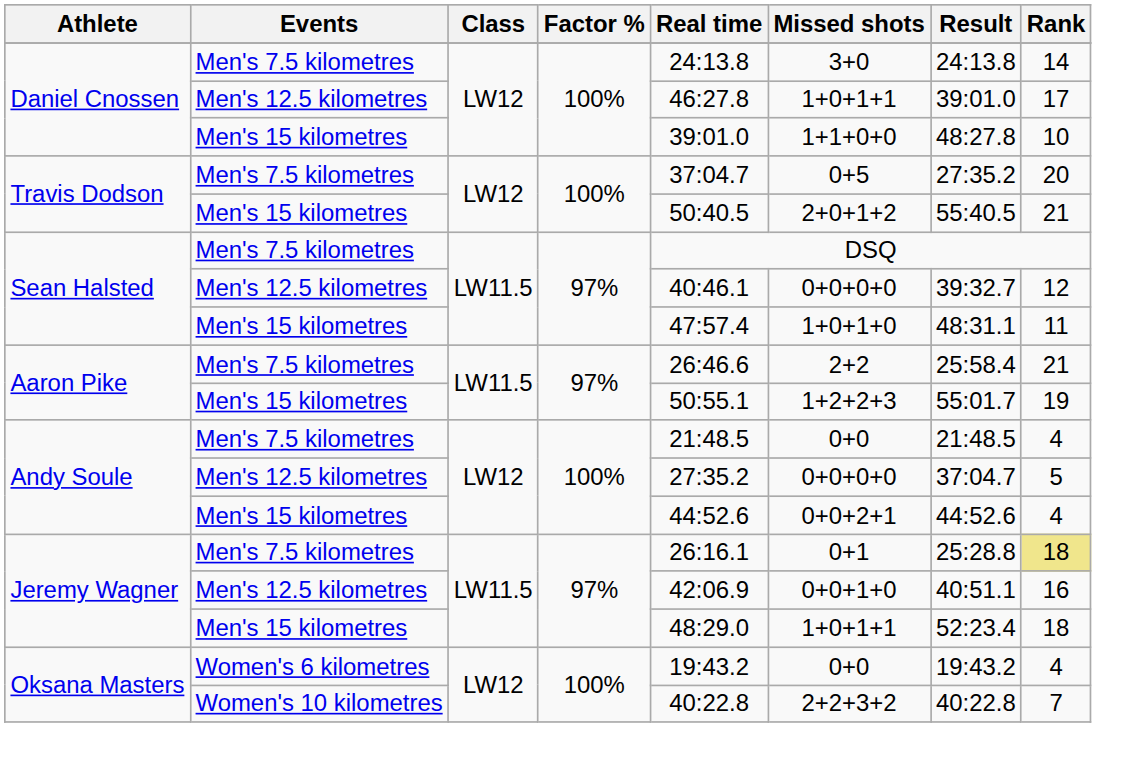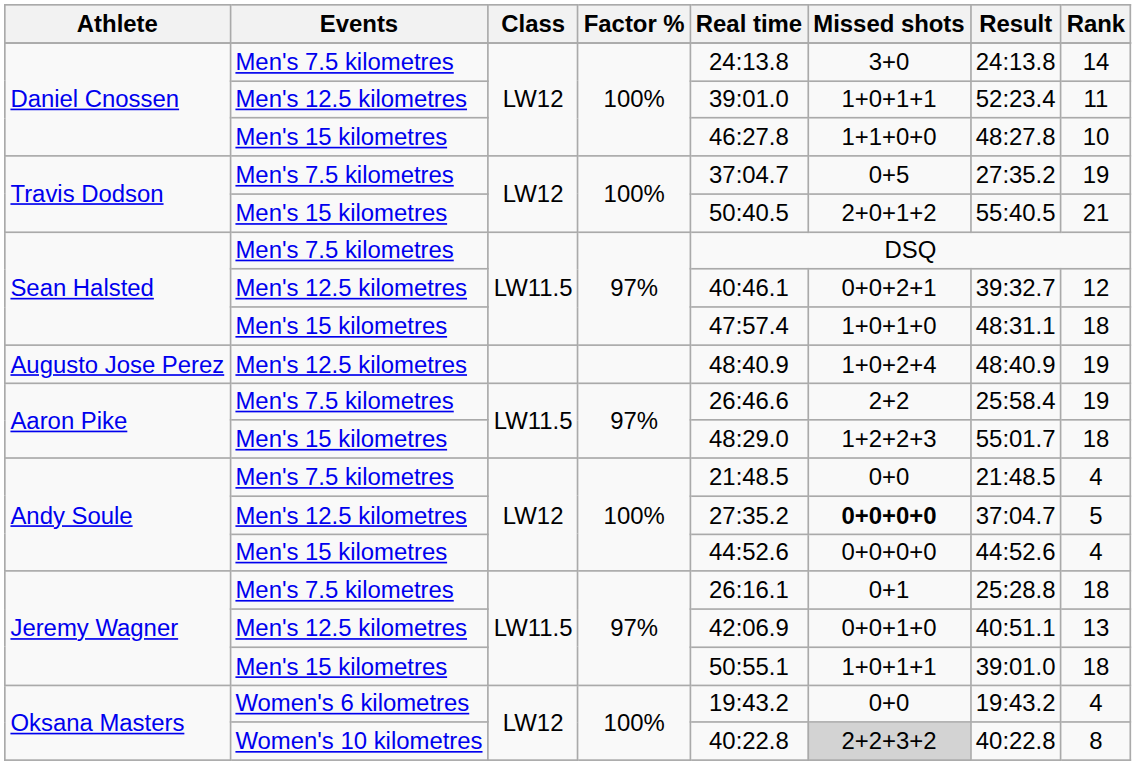(709, 100) 46:27.8 -> (749, 100) 39:01.0
(976, 100) 39:01.0 -> (1016, 100) 52:23.4
(1056, 100) 17 -> (1096, 100) 11
(709, 137) 39:01.0 -> (749, 137) 46:27.8
(1056, 175) 20 -> (1096, 175) 19
(849, 288) 0+0+0+0 -> (889, 288) 0+0+2+1
(1056, 326) 11 -> (1096, 326) 18
+ row: (117, 364)
(1056, 364) 21 -> (1096, 402) 19
(709, 402) 50:55.1 -> (749, 440) 48:29.0
(1056, 402) 19 -> (1096, 440) 18
(849, 477) normal -> (889, 515) bold
(849, 515) 0+0+2+1 -> (889, 553) 0+0+0+0
(1056, 553) khaki background -> (1096, 591) no background
(1056, 591) 16 -> (1096, 628) 13
(709, 628) 48:29.0 -> (749, 666) 50:55.1
(976, 628) 52:23.4 -> (1016, 666) 39:01.0
(849, 704) no background -> (889, 742) lightgrey background
(1056, 704) 7 -> (1096, 742) 8
